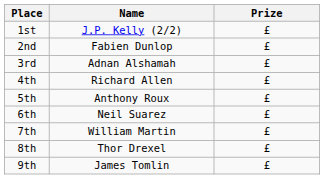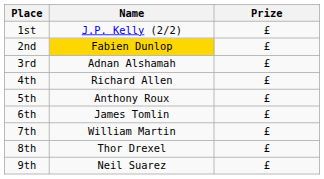(132, 47) no background -> (132, 47) gold background
(132, 115) Neil Suarez -> (132, 115) James Tomlin
(132, 165) James Tomlin -> (132, 165) Neil Suarez
